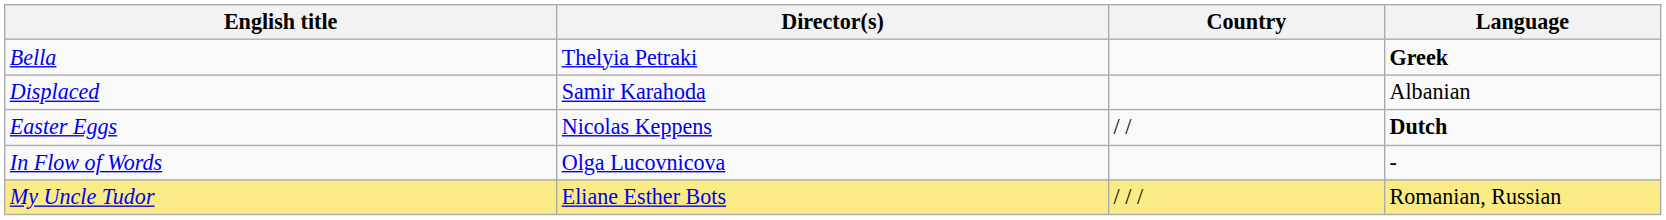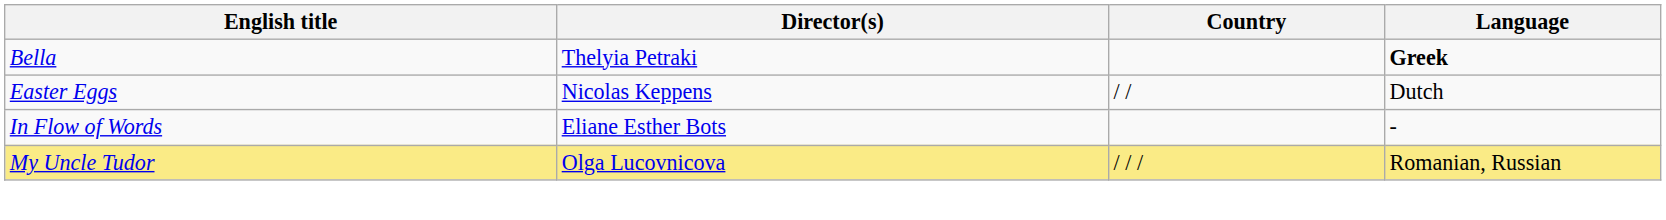- row: (55, 92)
(1418, 127) bold -> (1417, 92) normal
(644, 162) Olga Lucovnicova -> (644, 127) Eliane Esther Bots
(644, 197) Eliane Esther Bots -> (644, 162) Olga Lucovnicova
